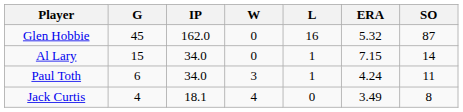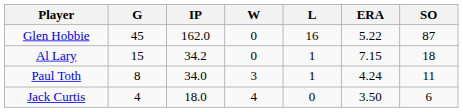(370, 35) 5.32 -> (370, 35) 5.22
(196, 55) 34.0 -> (196, 55) 34.2
(429, 55) 14 -> (429, 55) 18
(137, 76) 6 -> (137, 76) 8
(196, 96) 18.1 -> (196, 96) 18.0
(370, 96) 3.49 -> (370, 96) 3.50
(429, 96) 8 -> (429, 96) 6
